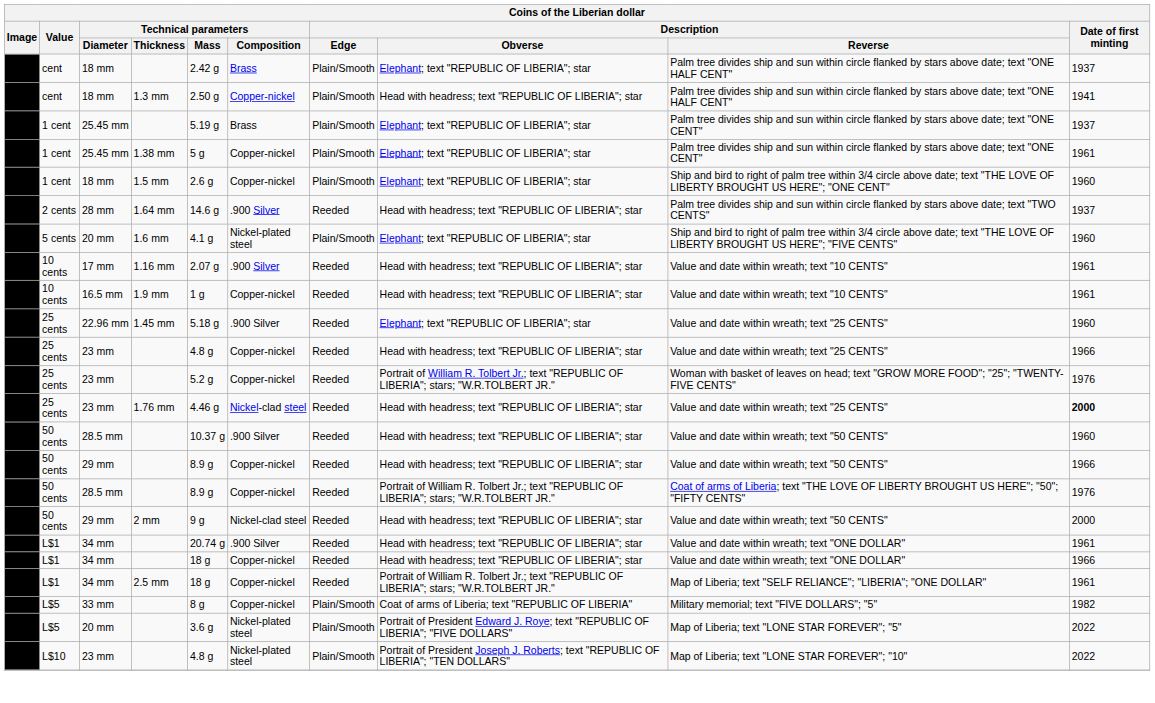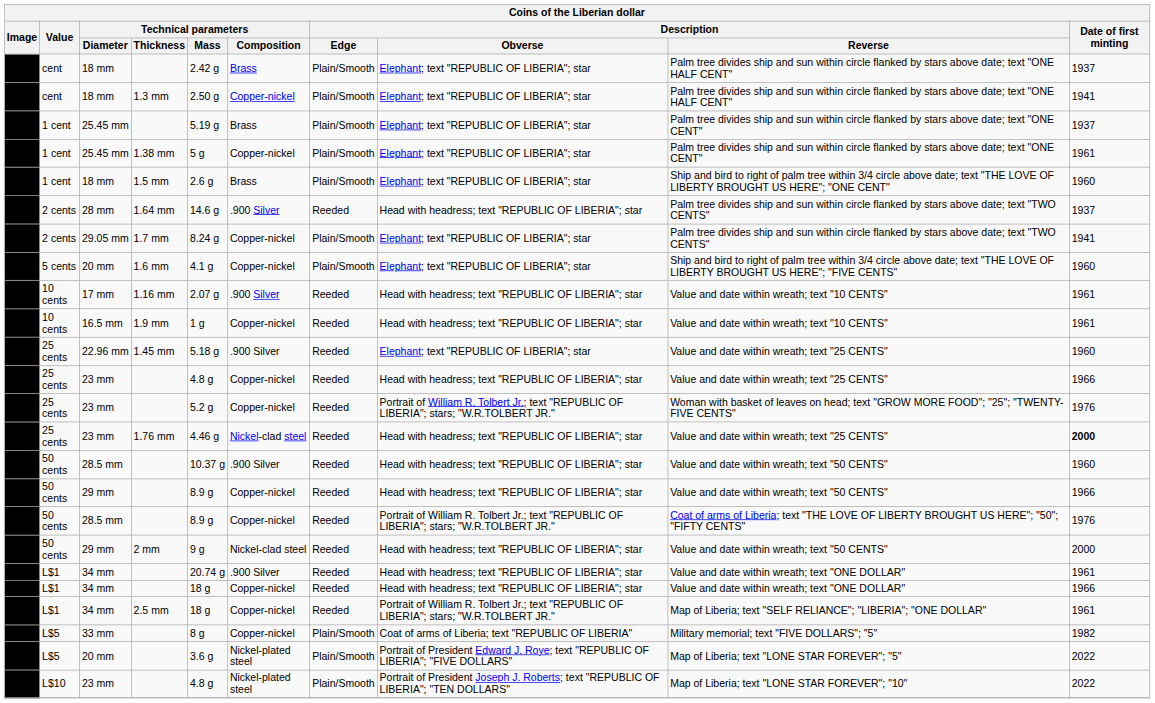(511, 97) Head with headress; text "REPUBLIC OF LIBERIA"; star -> (485, 97) Elephant; text "REPUBLIC OF LIBERIA"; star
(262, 182) Copper-nickel -> (243, 182) Brass
+ row: (105, 238)
(260, 238) Nickel-plated steel -> (262, 267) Copper-nickel
